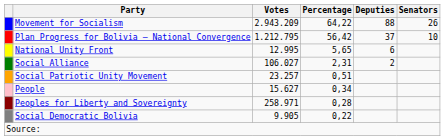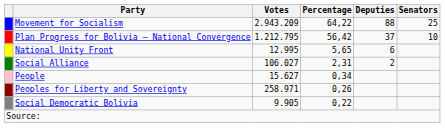(433, 24) 26 -> (433, 24) 25
- row: (91, 77)
(342, 103) 0,28 -> (342, 90) 0,26
